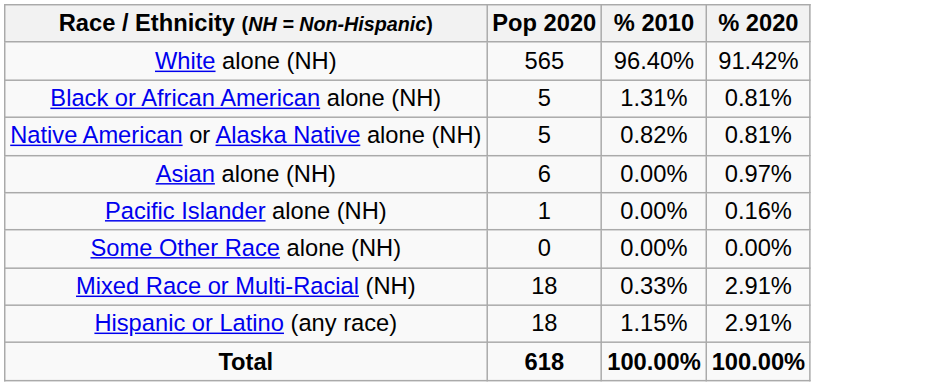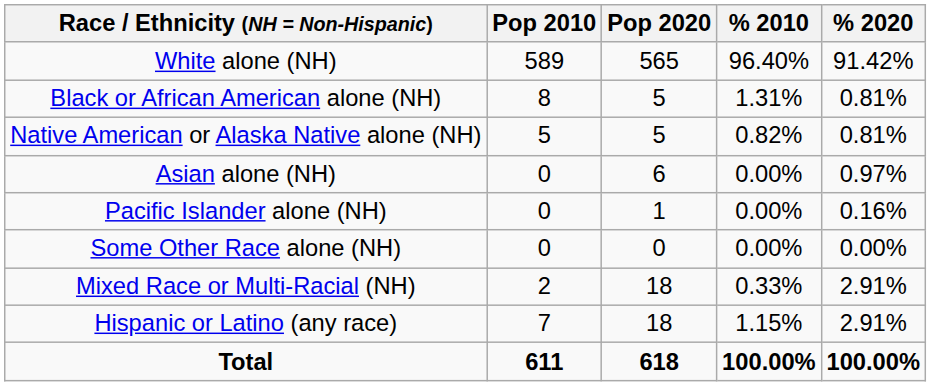+ column: (544, 23)
